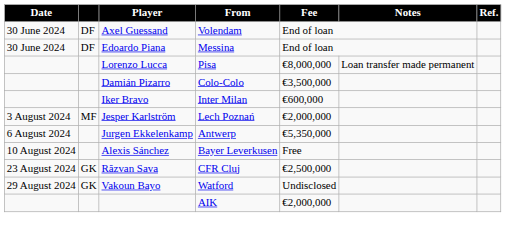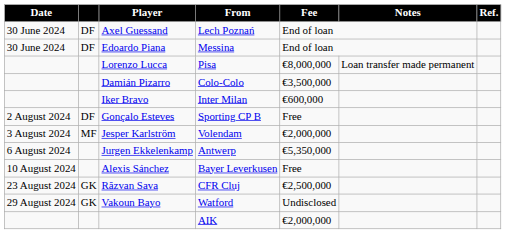(220, 30) Volendam -> (226, 30) Lech Poznań
+ row: (138, 116)
(226, 116) Lech Poznań -> (220, 133) Volendam
